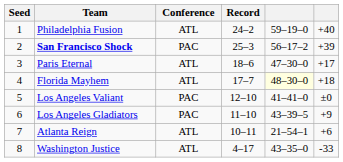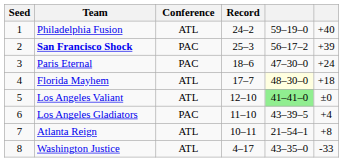(188, 64) ATL -> (188, 64) PAC
(326, 64) +17 -> (326, 64) +24
(188, 98) PAC -> (188, 98) ATL
(289, 98) no background -> (289, 98) lightgreen background
(326, 115) +9 -> (326, 115) +4
(326, 132) +6 -> (326, 132) +8
